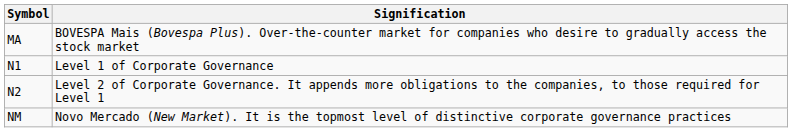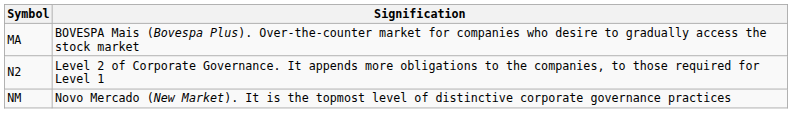- row: (14, 66)
